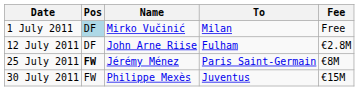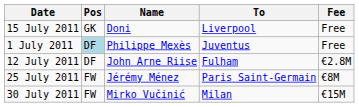+ row: (43, 29)
(146, 29) Mirko Vučinić -> (149, 45) Philippe Mexès
(217, 29) Milan -> (226, 45) Juventus
(90, 61) bold -> (90, 78) normal
(149, 78) Philippe Mexès -> (146, 94) Mirko Vučinić
(226, 78) Juventus -> (217, 94) Milan
